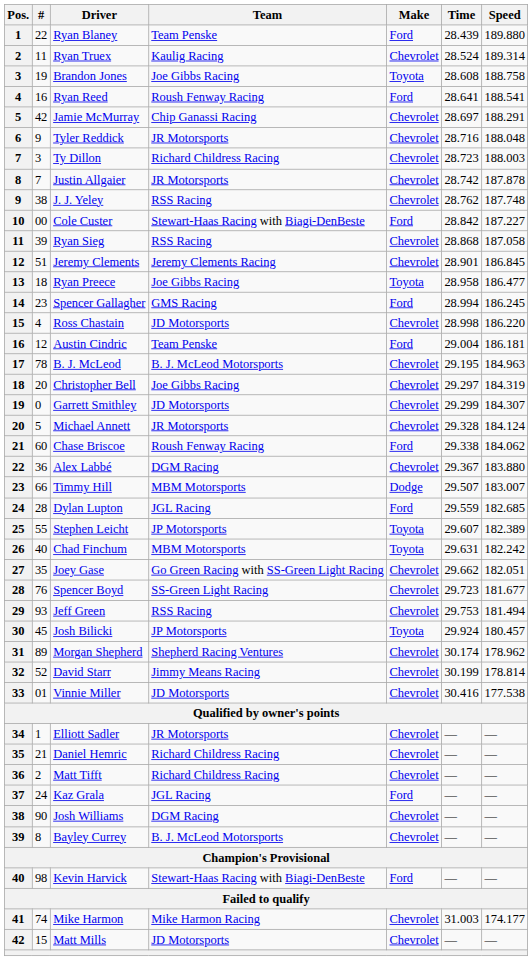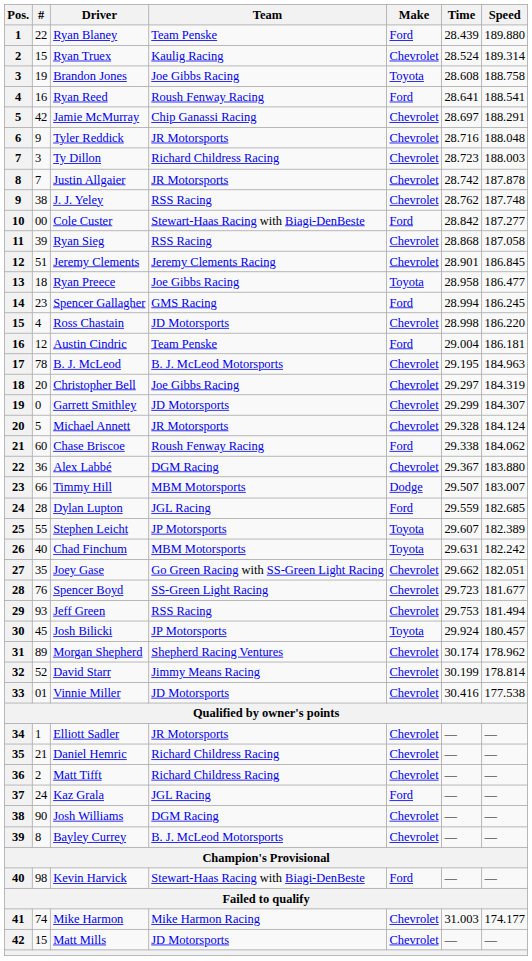(41, 56) 11 -> (41, 56) 15
(505, 220) 187.227 -> (505, 220) 187.277
